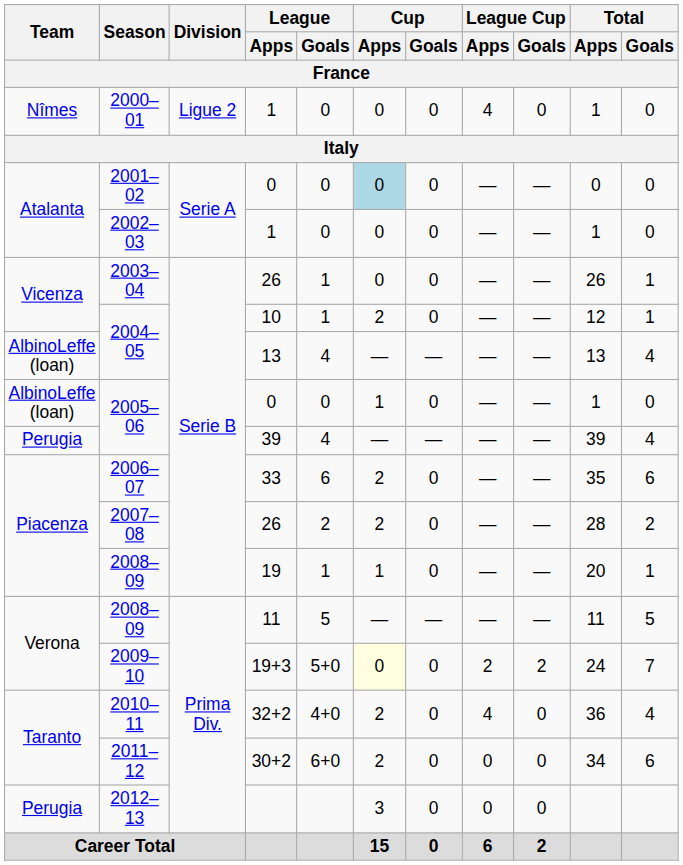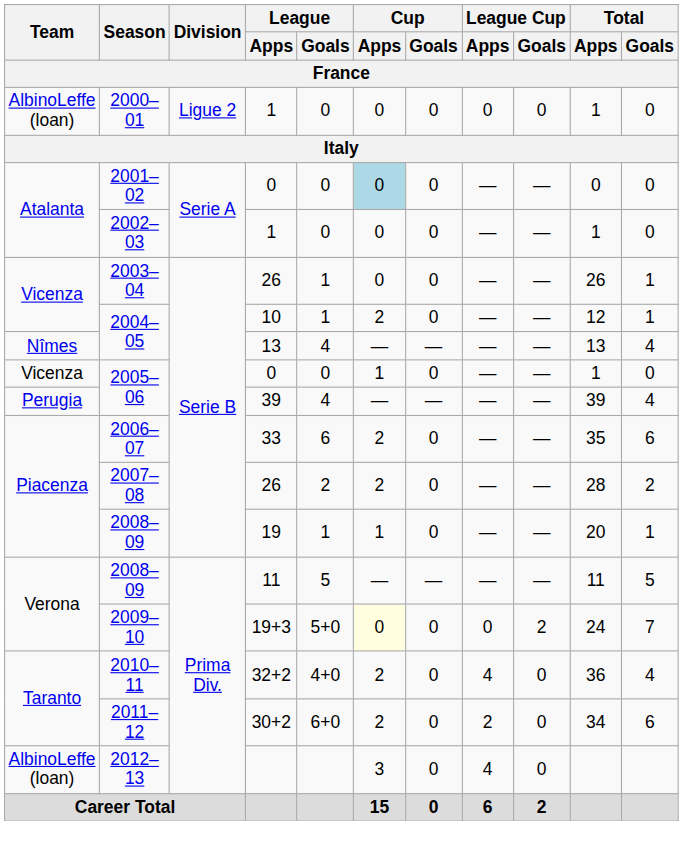(52, 111) Nîmes -> (52, 111) AlbinoLeffe (loan)
(488, 111) 4 -> (488, 111) 0
(52, 355) AlbinoLeffe (loan) -> (52, 345) Nîmes
(52, 402) AlbinoLeffe (loan) -> (52, 373) Vicenza
(488, 666) 2 -> (488, 627) 0
(488, 761) 0 -> (488, 722) 2
(52, 808) Perugia -> (52, 769) AlbinoLeffe (loan)
(488, 808) 0 -> (488, 769) 4
